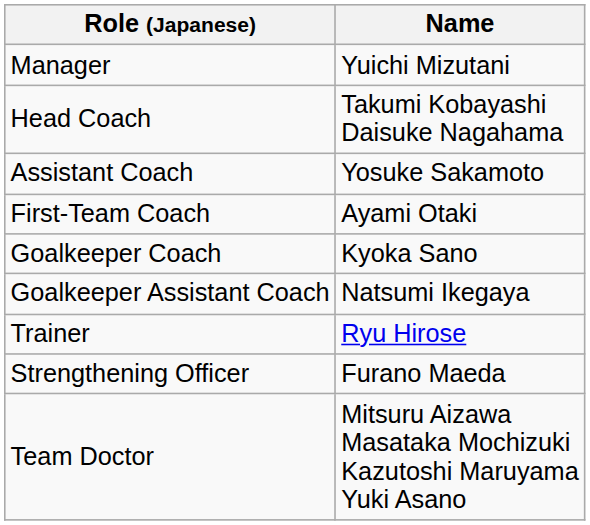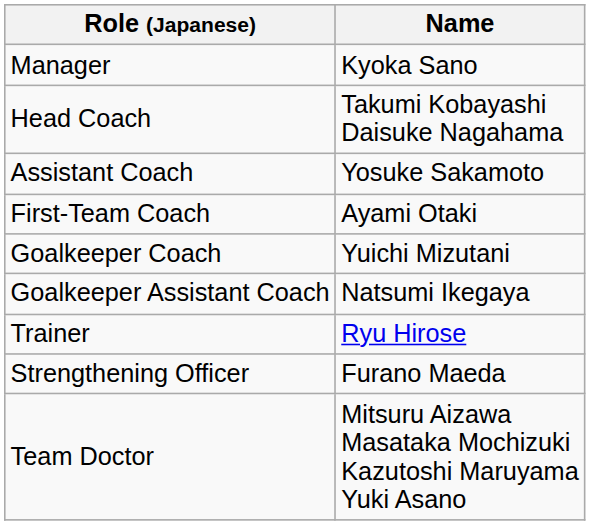(426, 64) Yuichi Mizutani -> (409, 64) Kyoka Sano
(409, 253) Kyoka Sano -> (426, 253) Yuichi Mizutani
